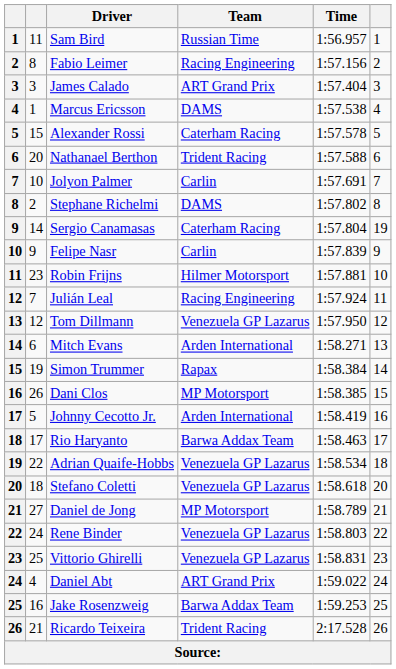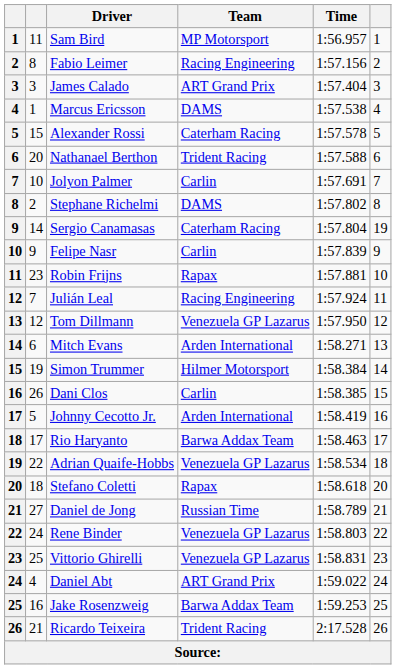(220, 39) Russian Time -> (225, 39) MP Motorsport
(235, 275) Hilmer Motorsport -> (199, 275) Rapax
(199, 369) Rapax -> (235, 369) Hilmer Motorsport
(225, 392) MP Motorsport -> (199, 392) Carlin
(245, 487) Venezuela GP Lazarus -> (199, 487) Rapax
(225, 510) MP Motorsport -> (220, 510) Russian Time
